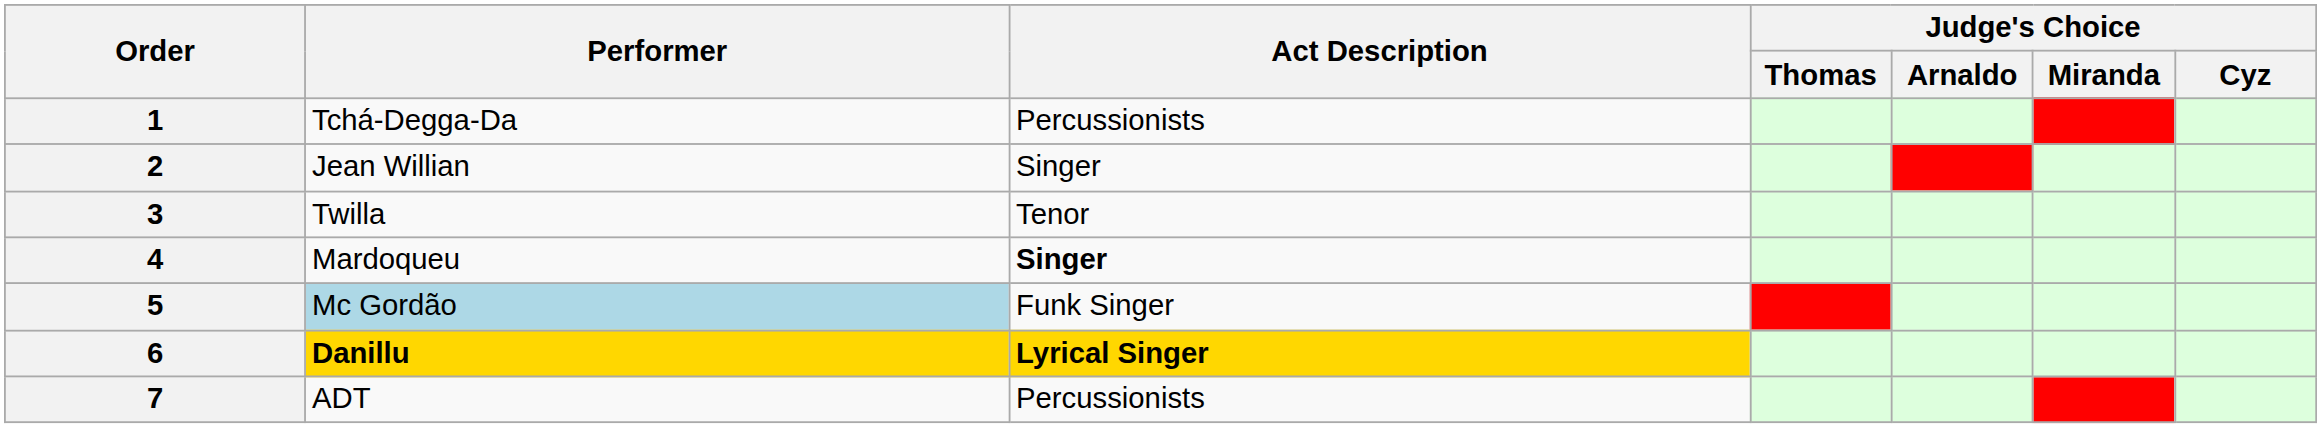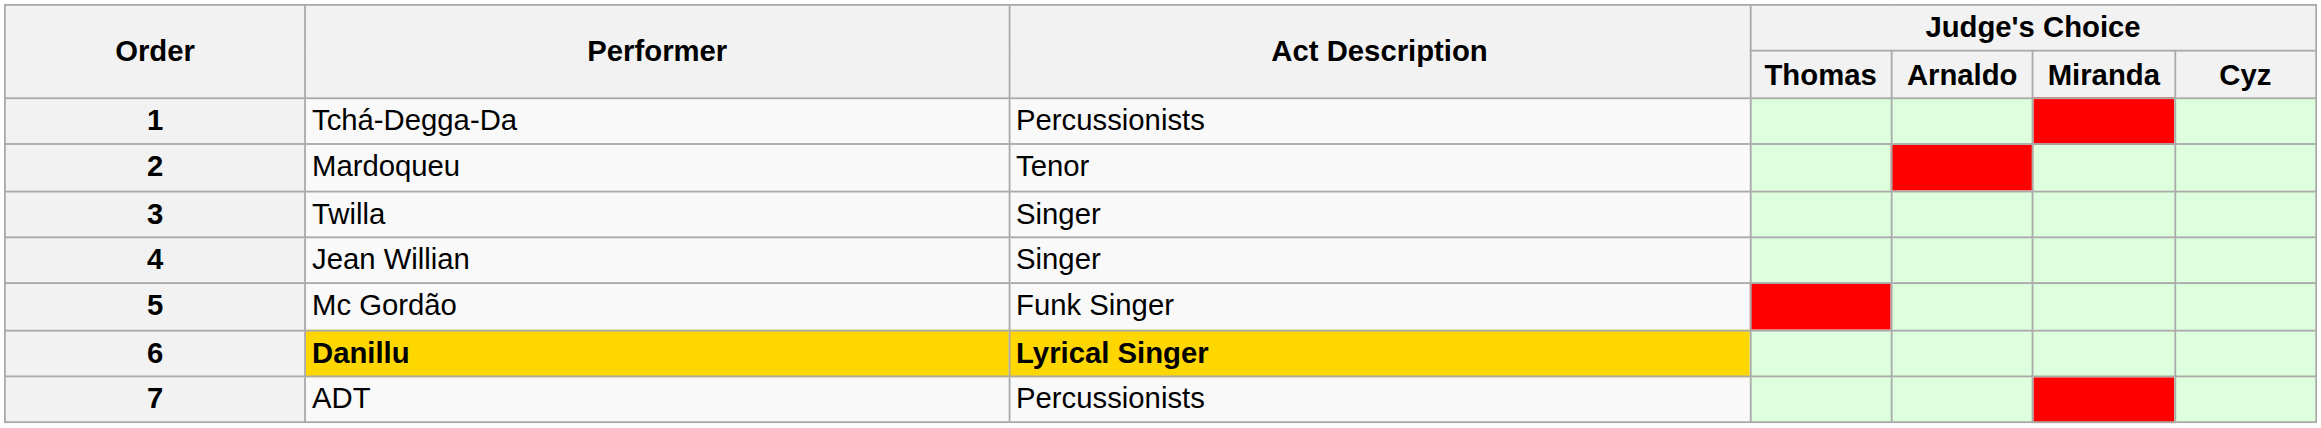(391, 167) Jean Willian -> (386, 167) Mardoqueu
(1058, 167) Singer -> (1053, 167) Tenor
(1053, 213) Tenor -> (1058, 213) Singer
(386, 259) Mardoqueu -> (391, 259) Jean Willian
(1062, 259) bold -> (1058, 259) normal
(384, 306) lightblue background -> (384, 306) no background
